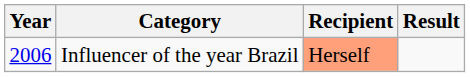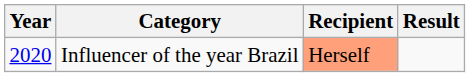(30, 54) 2006 -> (30, 54) 2020
